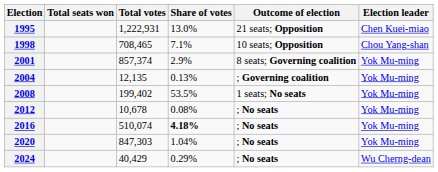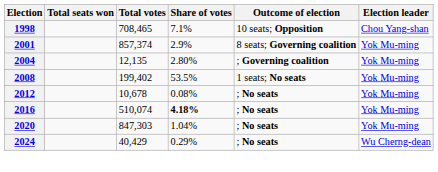- row: (25, 28)
(184, 77) 0.13% -> (184, 61) 2.80%
